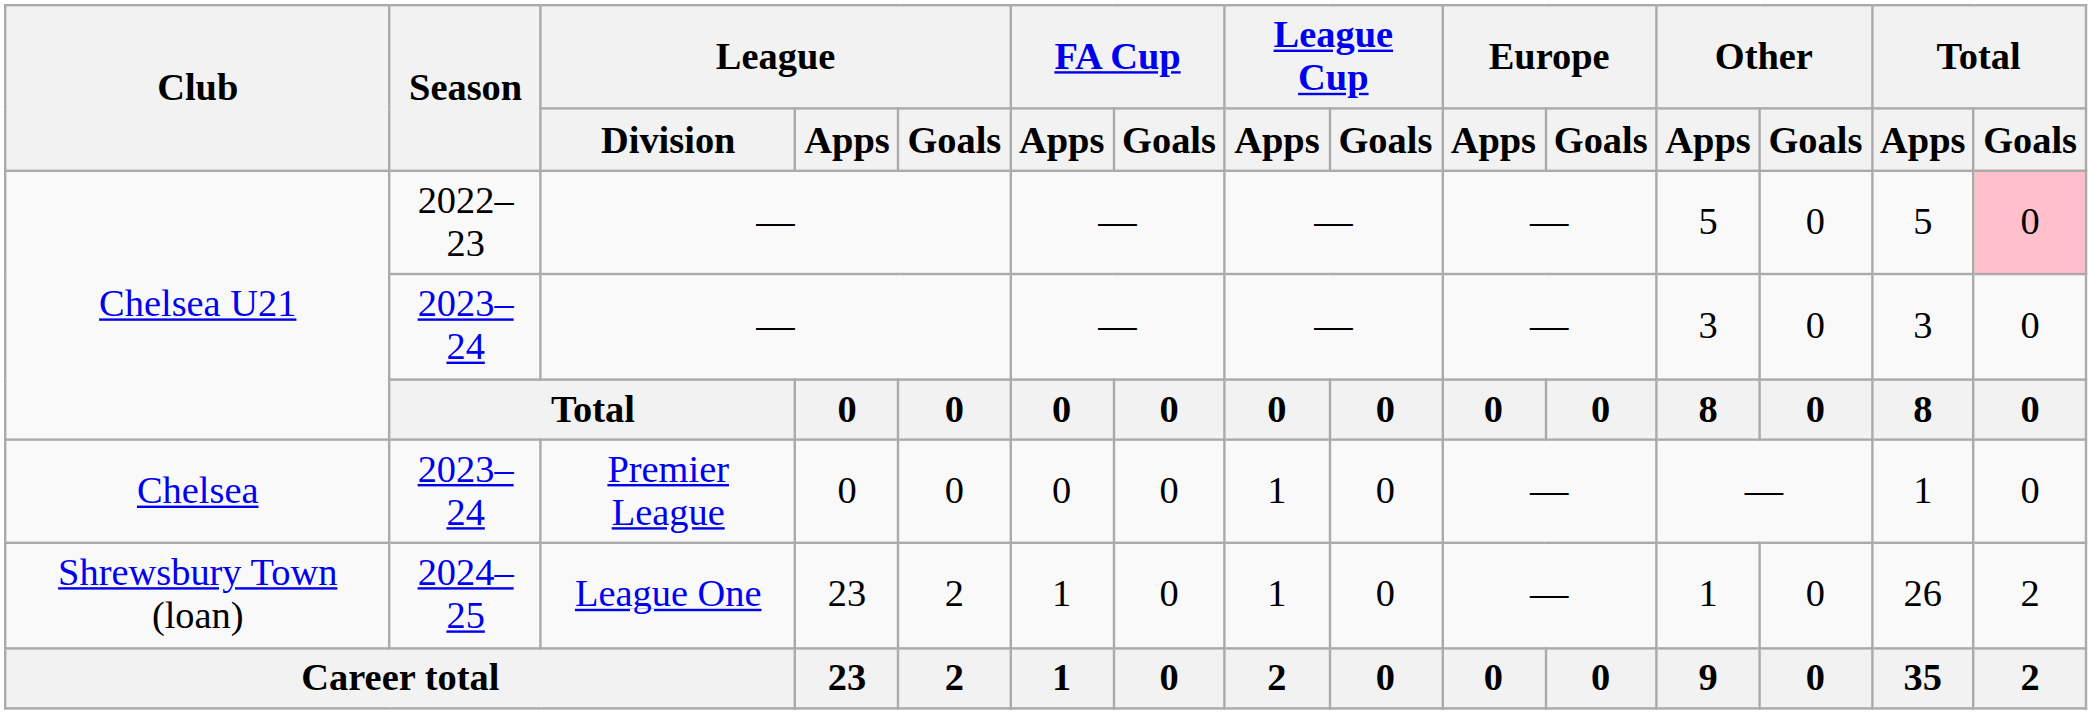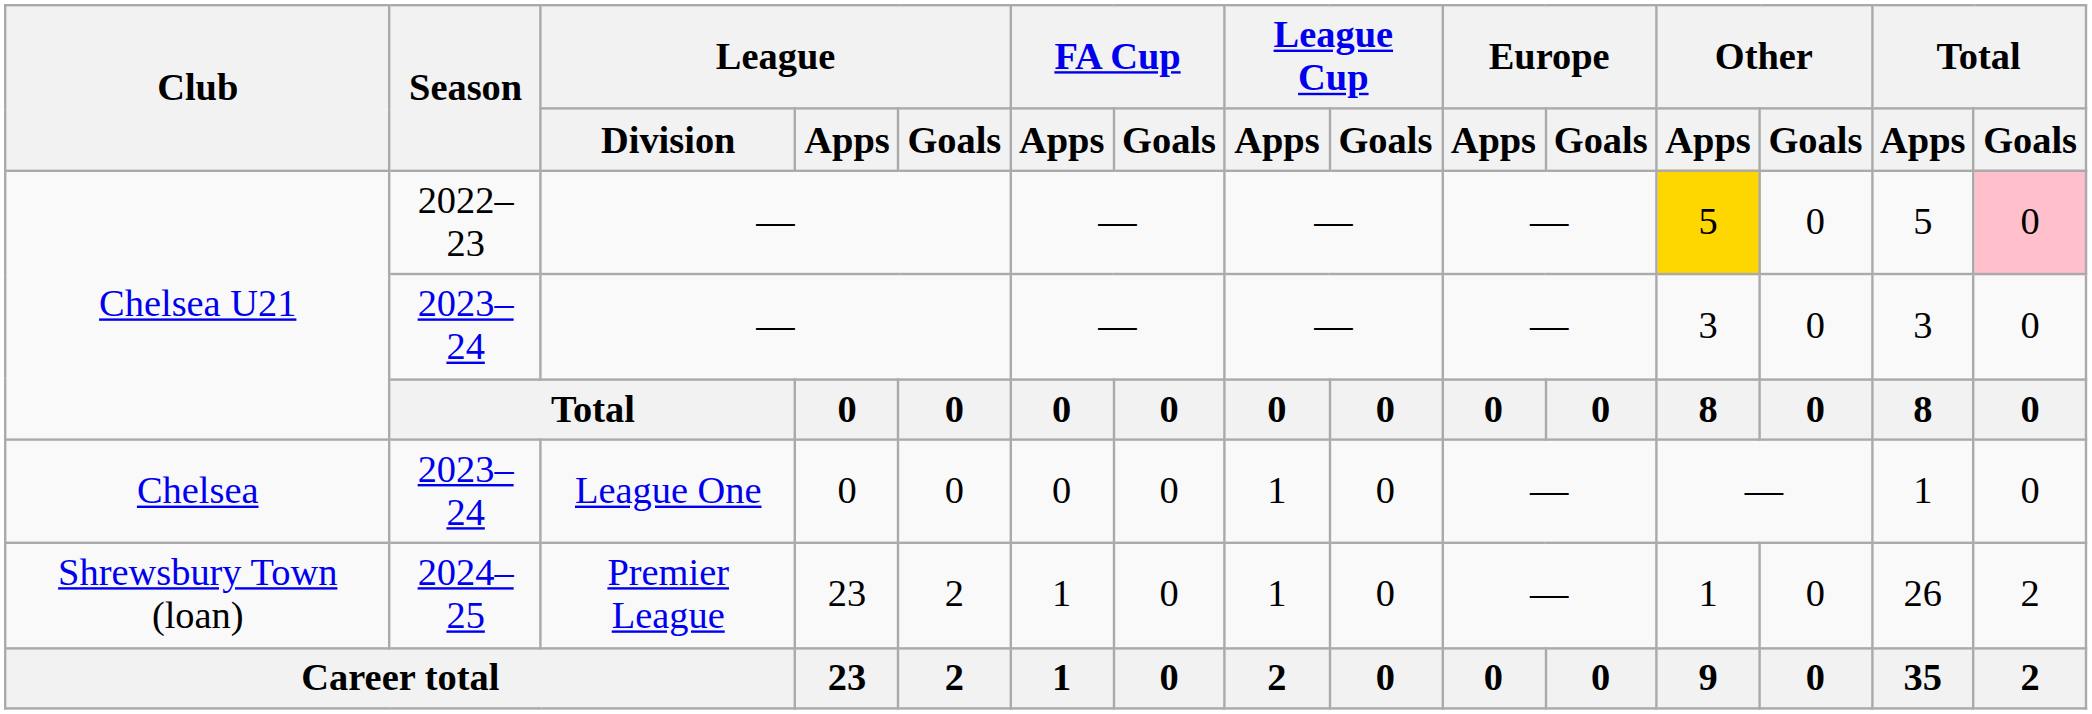(1708, 221) no background -> (1708, 221) gold background
(668, 490) Premier League -> (668, 490) League One
(668, 594) League One -> (668, 594) Premier League
